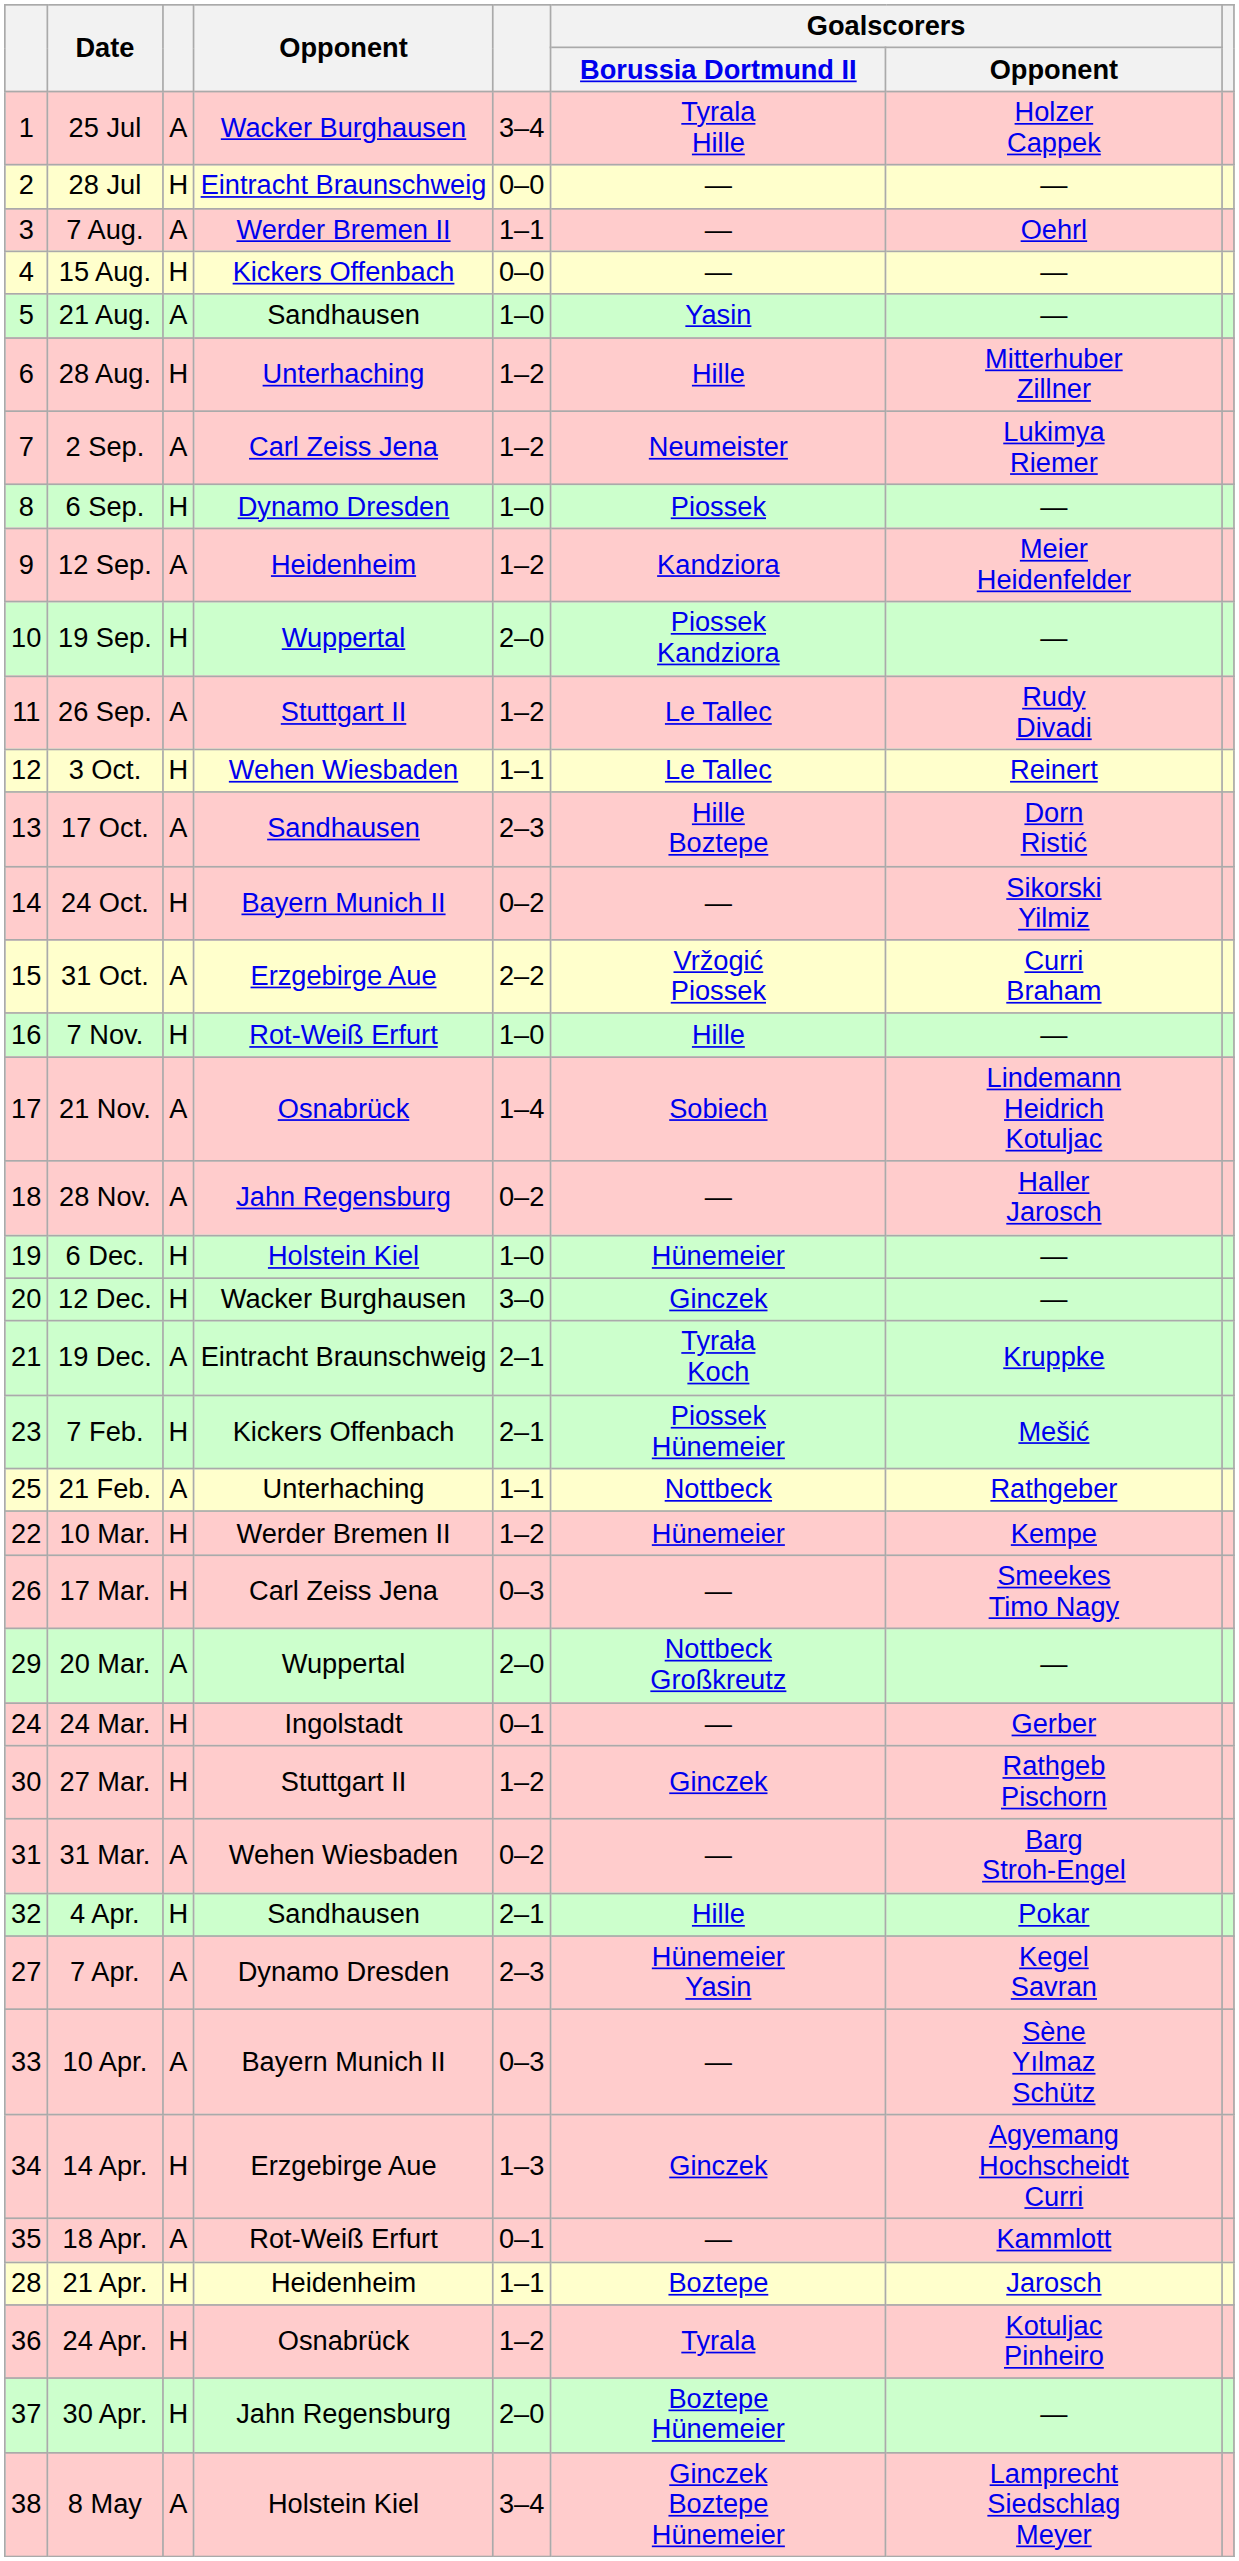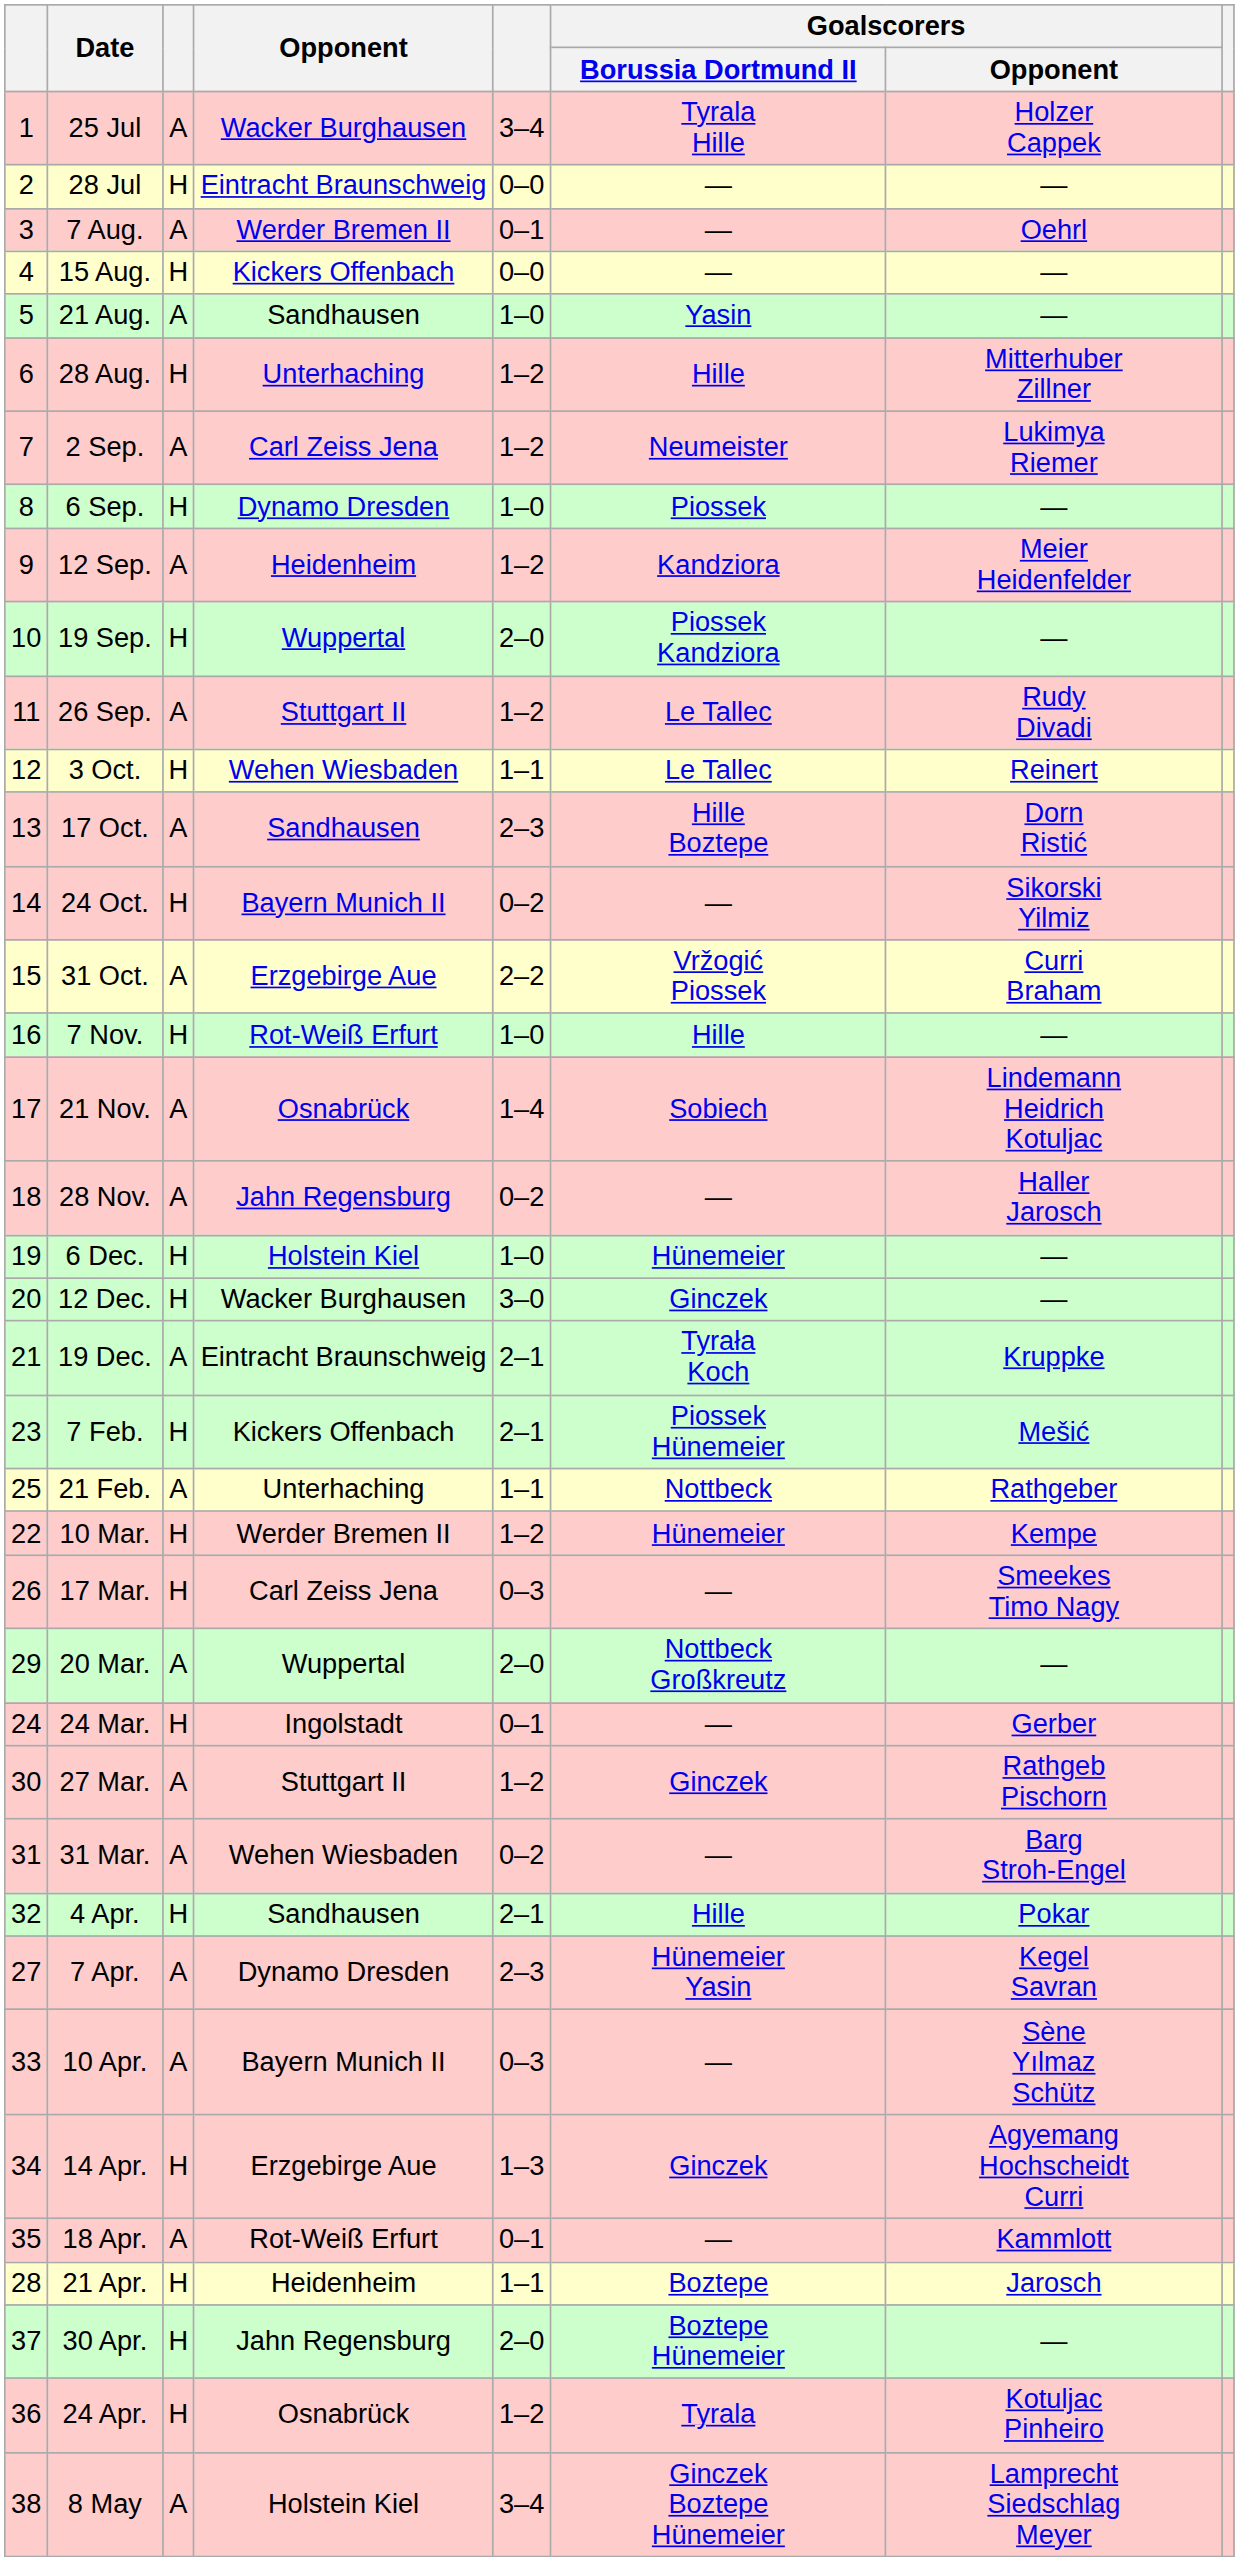(522, 229) 1–1 -> (522, 229) 0–1
(178, 1781) H -> (178, 1781) A
rows swapped: (105, 2341) <-> (105, 2414)
